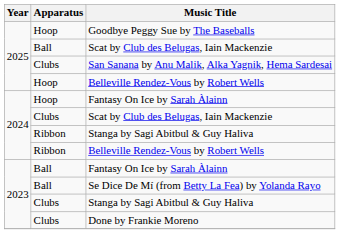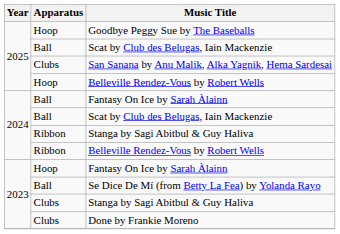(46, 99) Hoop -> (43, 99) Ball
(46, 116) Clubs -> (43, 116) Ball
(43, 168) Ball -> (46, 168) Hoop
